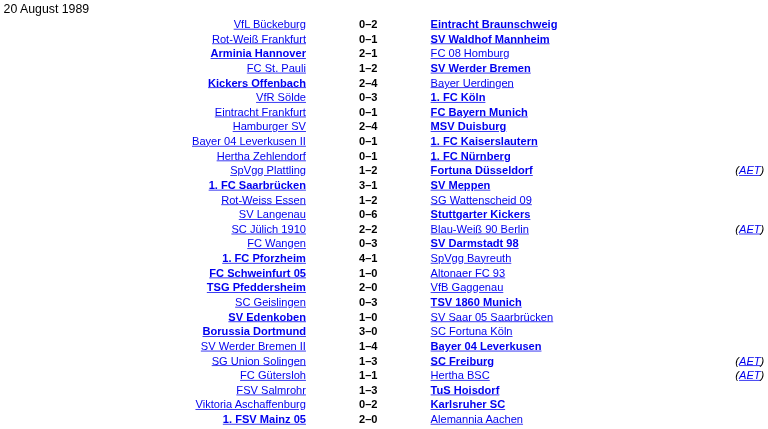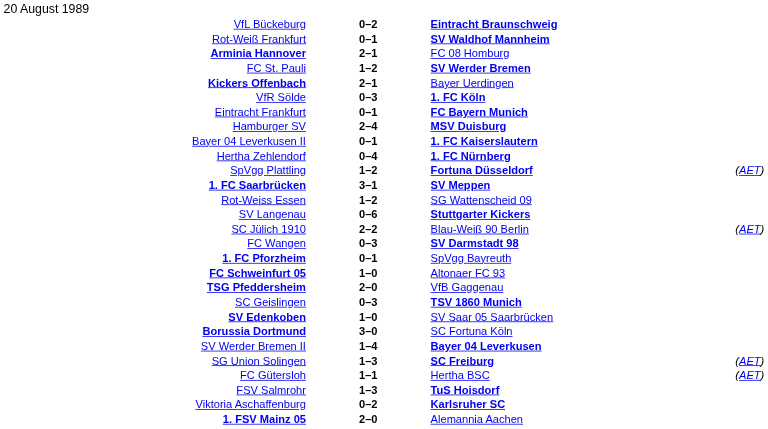(368, 83) 2–4 -> (368, 83) 2–1
(368, 156) 0–1 -> (368, 156) 0–4
(368, 258) 4–1 -> (368, 258) 0–1
